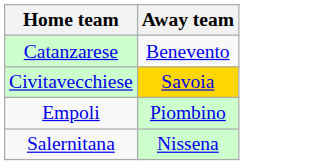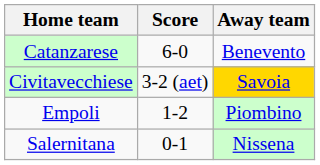+ column: (175, 19)
